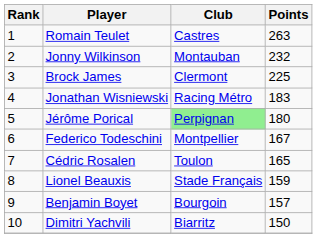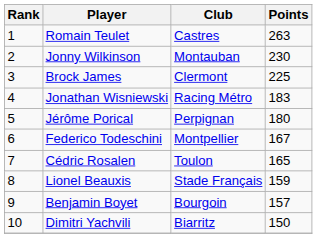(279, 56) 232 -> (279, 56) 230
(204, 118) lightgreen background -> (204, 118) no background
